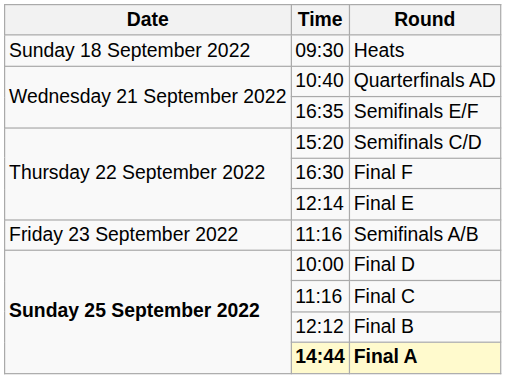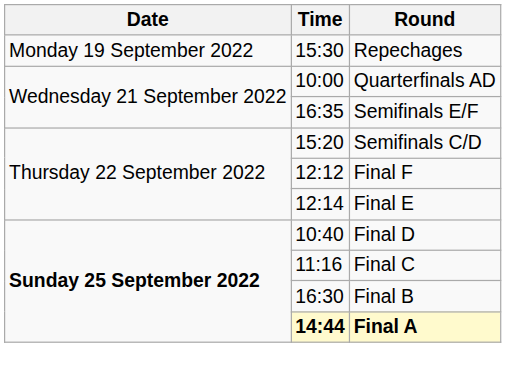- row: (379, 50)
+ row: (408, 50)
(320, 81) 10:40 -> (320, 81) 10:00
(320, 173) 16:30 -> (320, 173) 12:12
- row: (416, 234)
(320, 265) 10:00 -> (320, 234) 10:40
(320, 326) 12:12 -> (320, 296) 16:30
